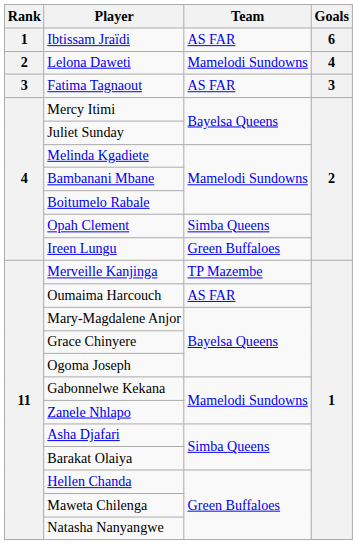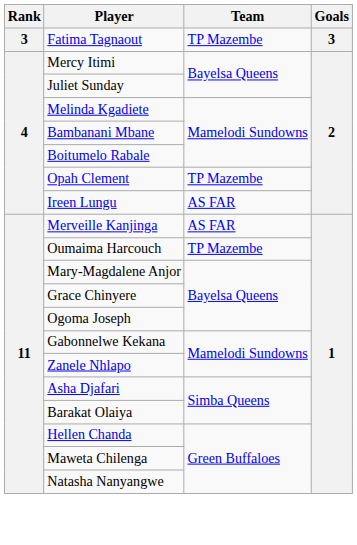- row: (89, 39)
- row: (89, 63)
(211, 86) AS FAR -> (225, 39) TP Mazembe
(228, 226) Simba Queens -> (225, 179) TP Mazembe
(234, 249) Green Buffaloes -> (211, 202) AS FAR
(225, 272) TP Mazembe -> (211, 226) AS FAR
(211, 295) AS FAR -> (225, 249) TP Mazembe
